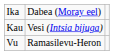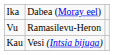rows swapped: (15, 27) <-> (12, 43)
